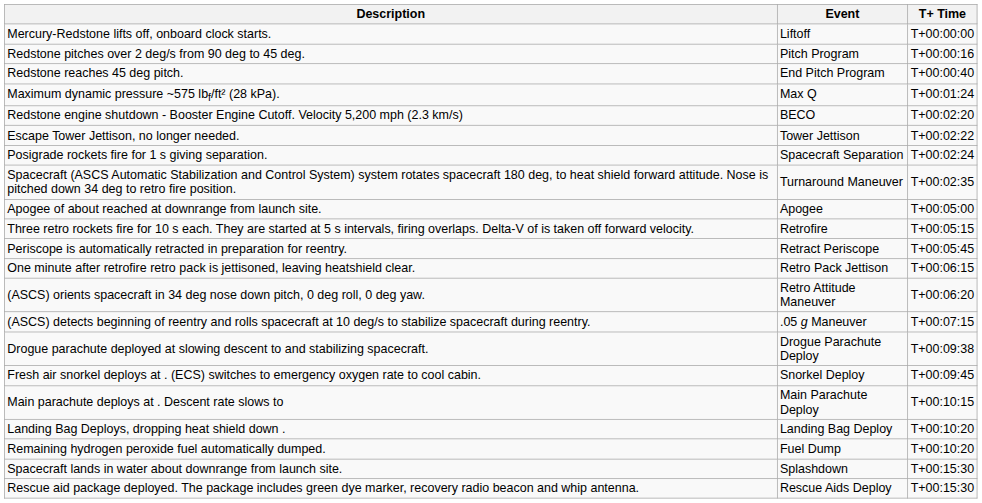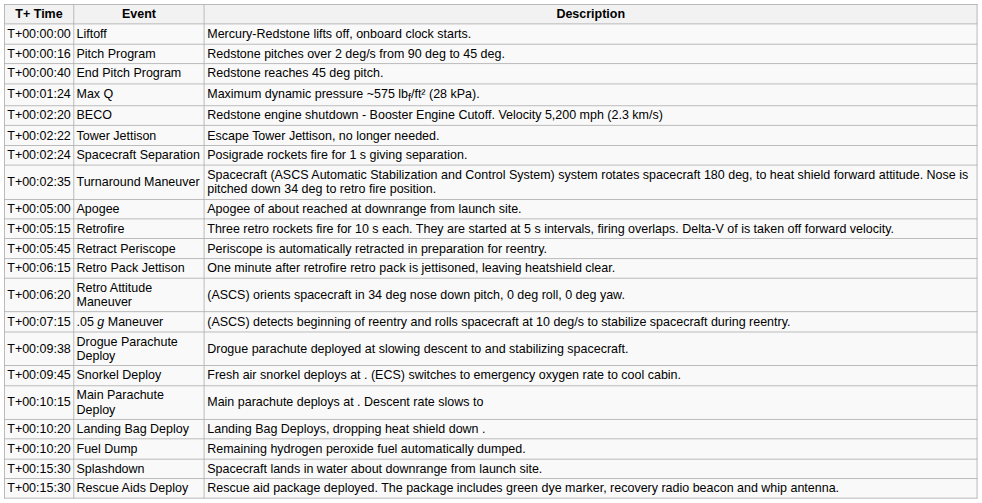columns swapped: (942, 14) <-> (391, 14)
